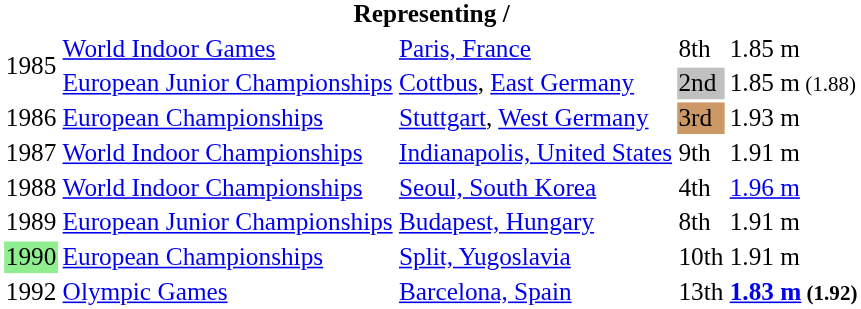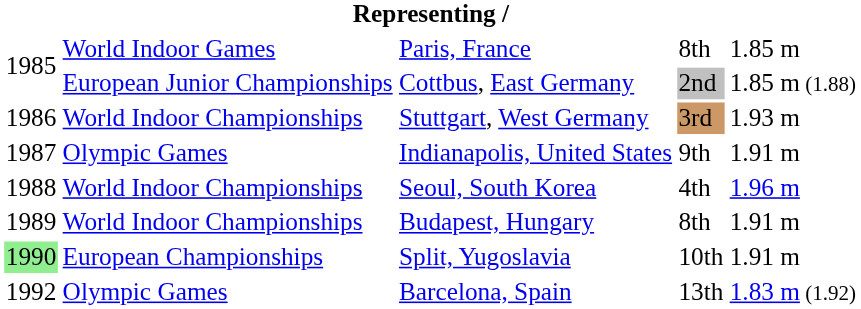(193, 117) European Championships -> (213, 117) World Indoor Championships
(213, 152) World Indoor Championships -> (145, 152) Olympic Games
(228, 222) European Junior Championships -> (213, 222) World Indoor Championships
(794, 291) bold -> (793, 291) normal
